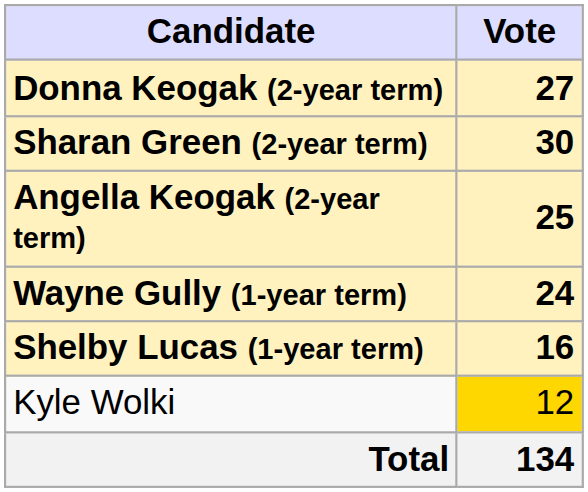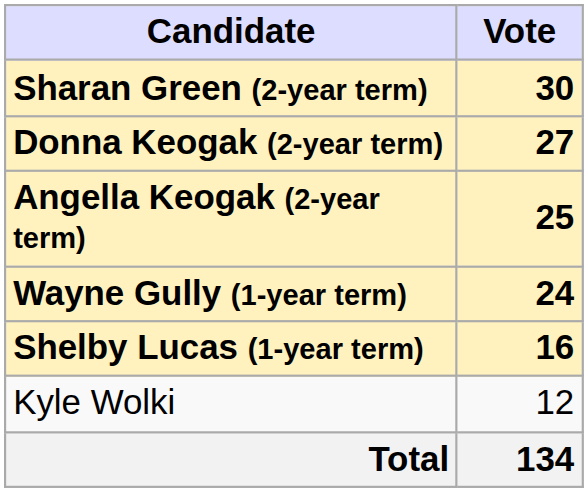rows swapped: (220, 142) <-> (228, 87)
(555, 403) gold background -> (555, 403) no background
